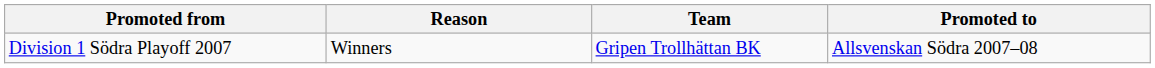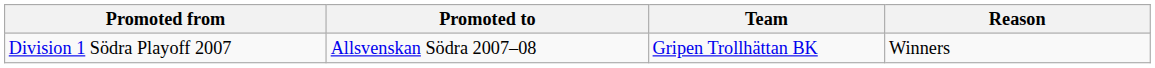columns swapped: (989, 18) <-> (459, 18)
